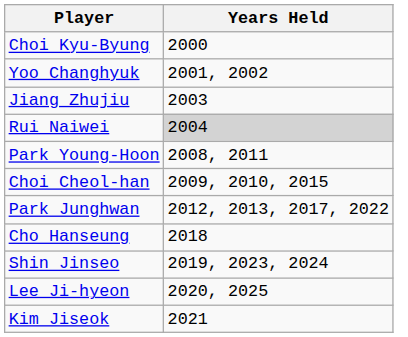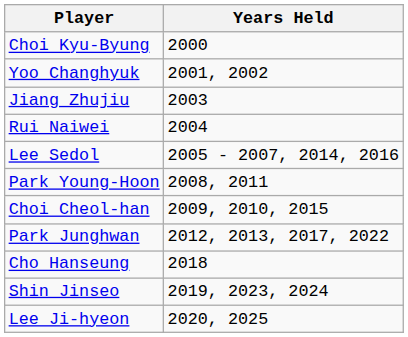(188, 128) lightgrey background -> (188, 128) no background
+ row: (54, 155)
- row: (59, 319)
